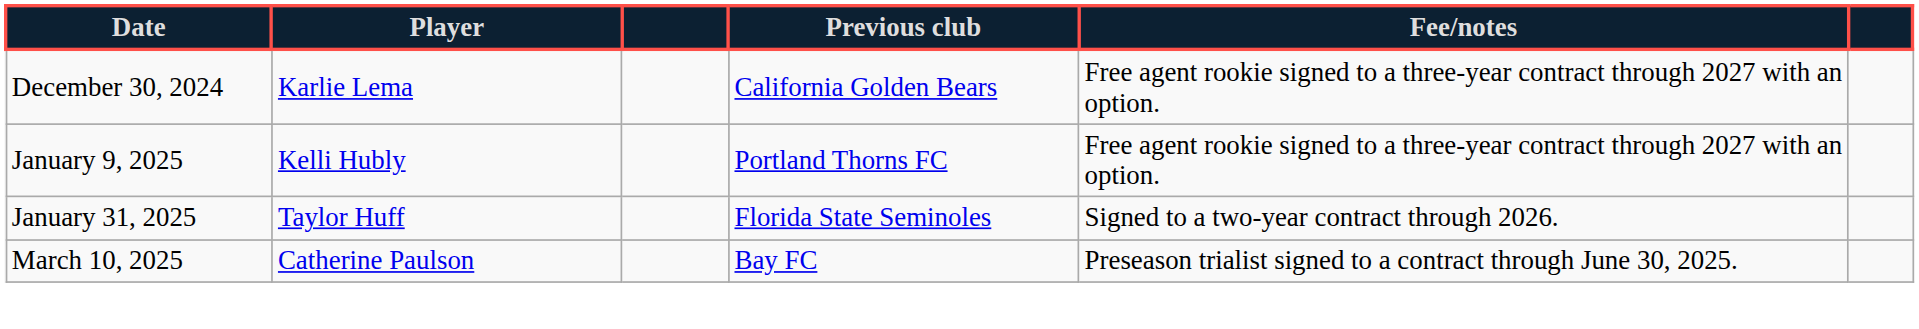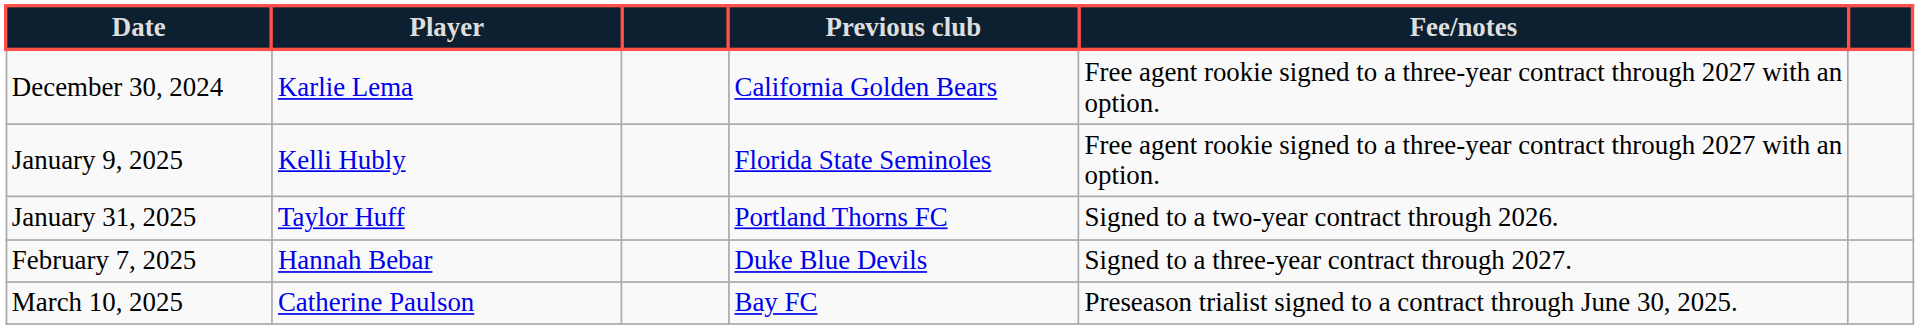(841, 159) Portland Thorns FC -> (863, 159) Florida State Seminoles
(863, 217) Florida State Seminoles -> (841, 217) Portland Thorns FC
+ row: (104, 260)
